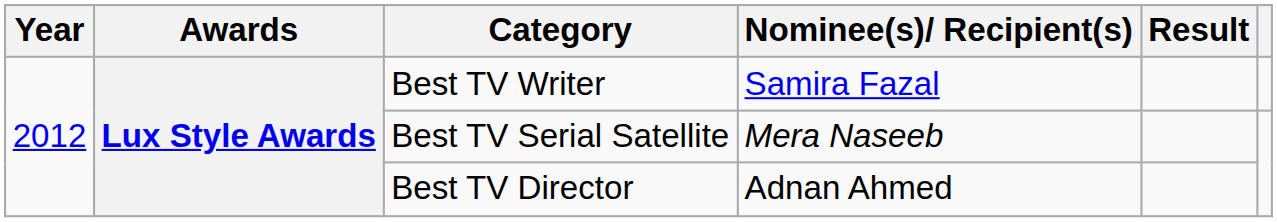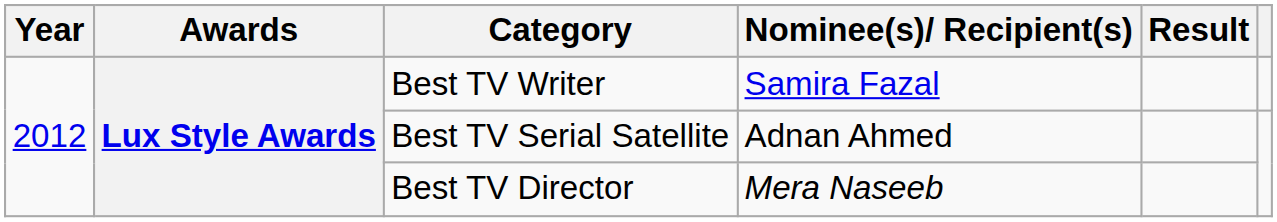(844, 135) Mera Naseeb -> (849, 135) Adnan Ahmed
(849, 188) Adnan Ahmed -> (844, 188) Mera Naseeb
